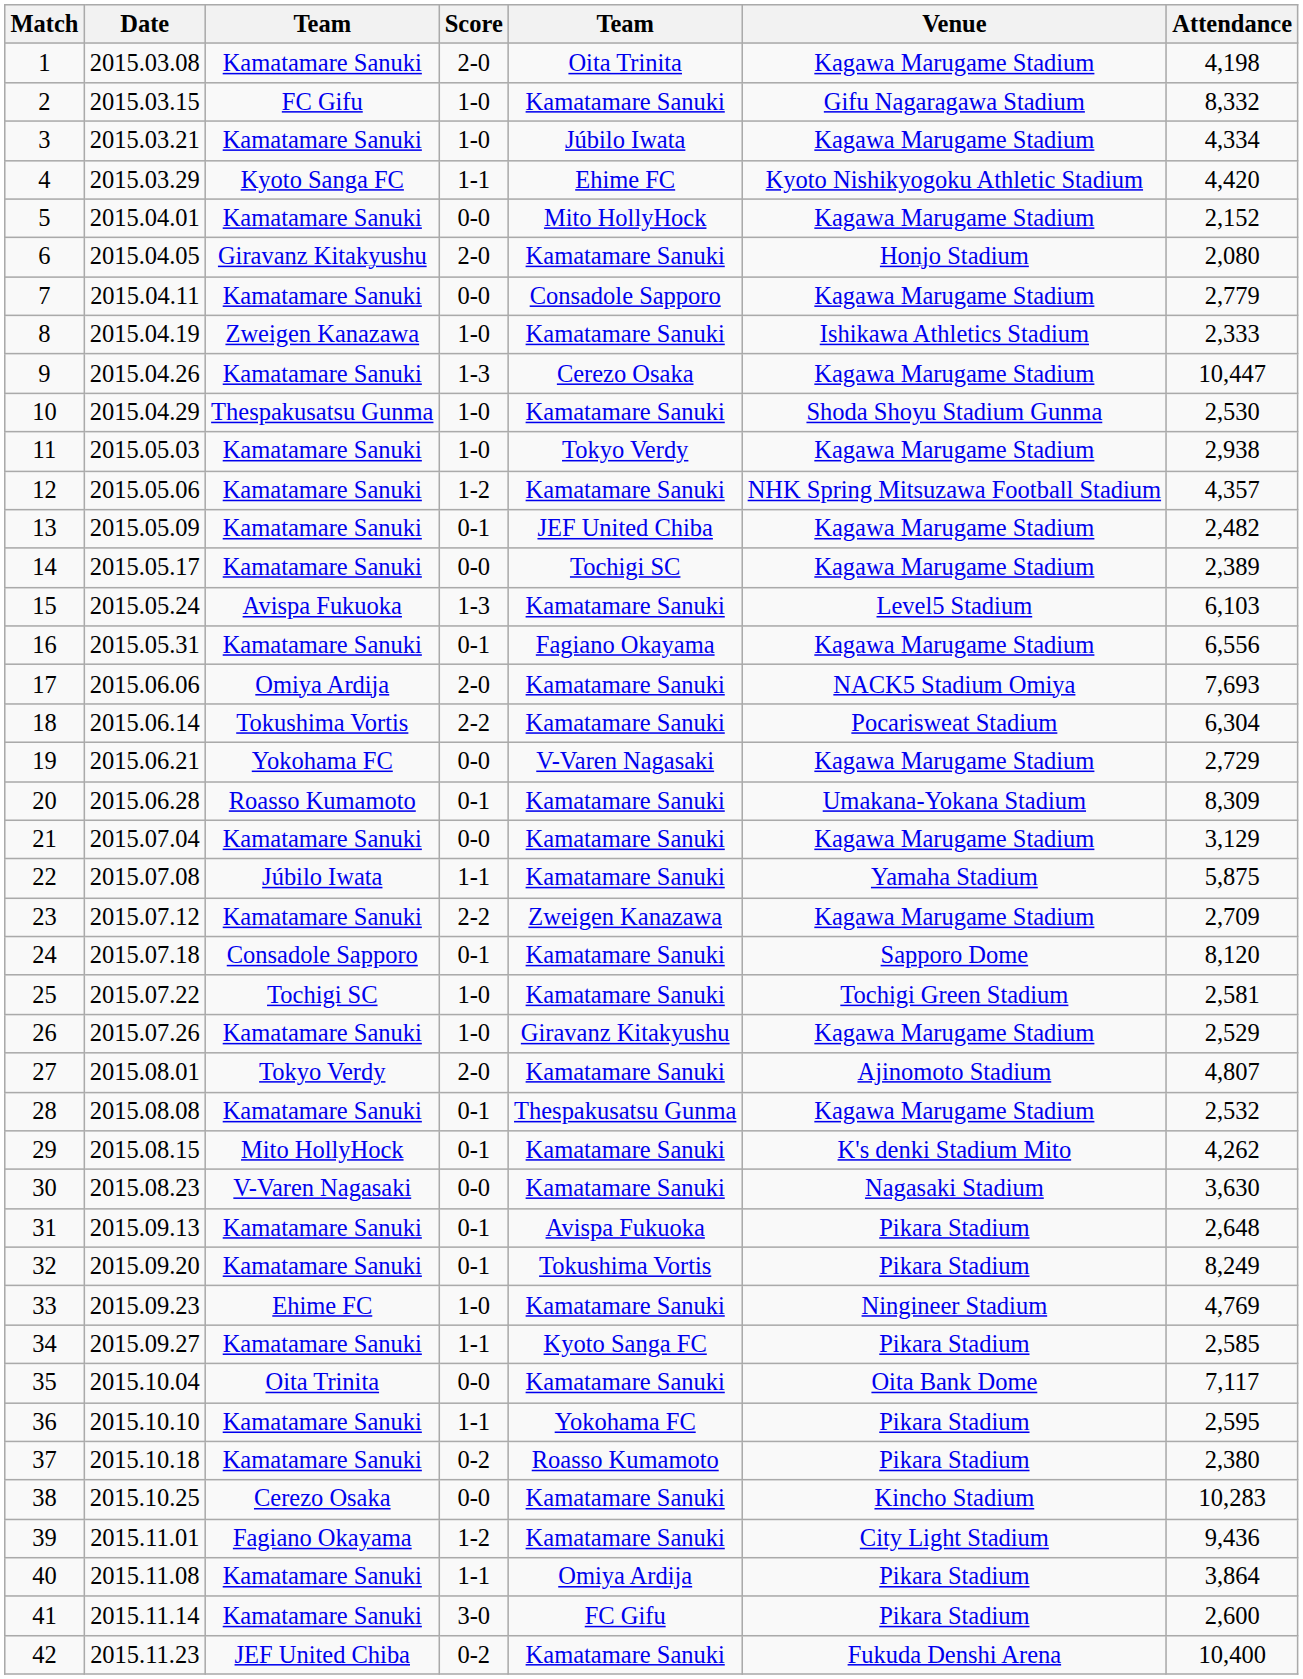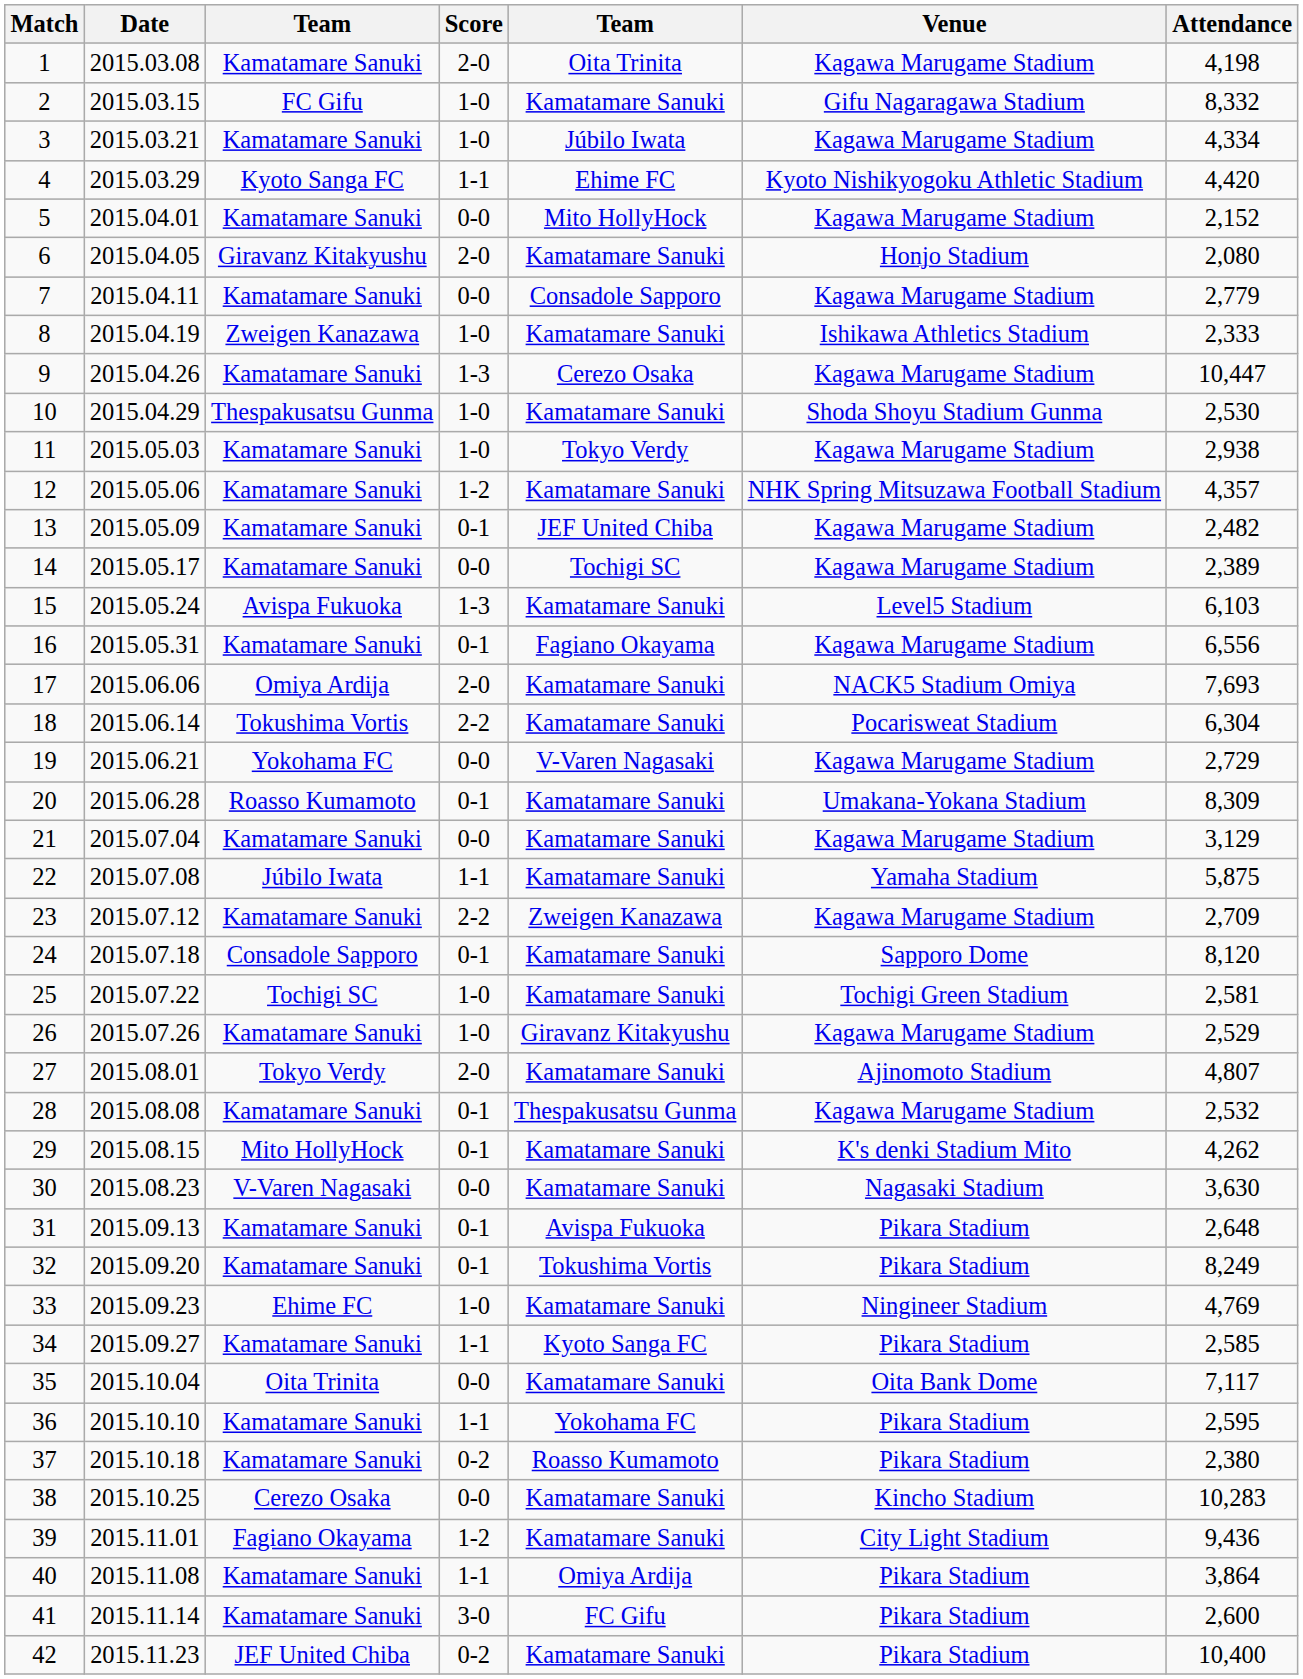(954, 1654) Fukuda Denshi Arena -> (954, 1654) Pikara Stadium
